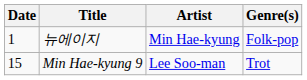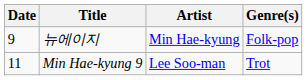(11, 39) 1 -> (11, 39) 9
(15, 63) 15 -> (15, 63) 11
